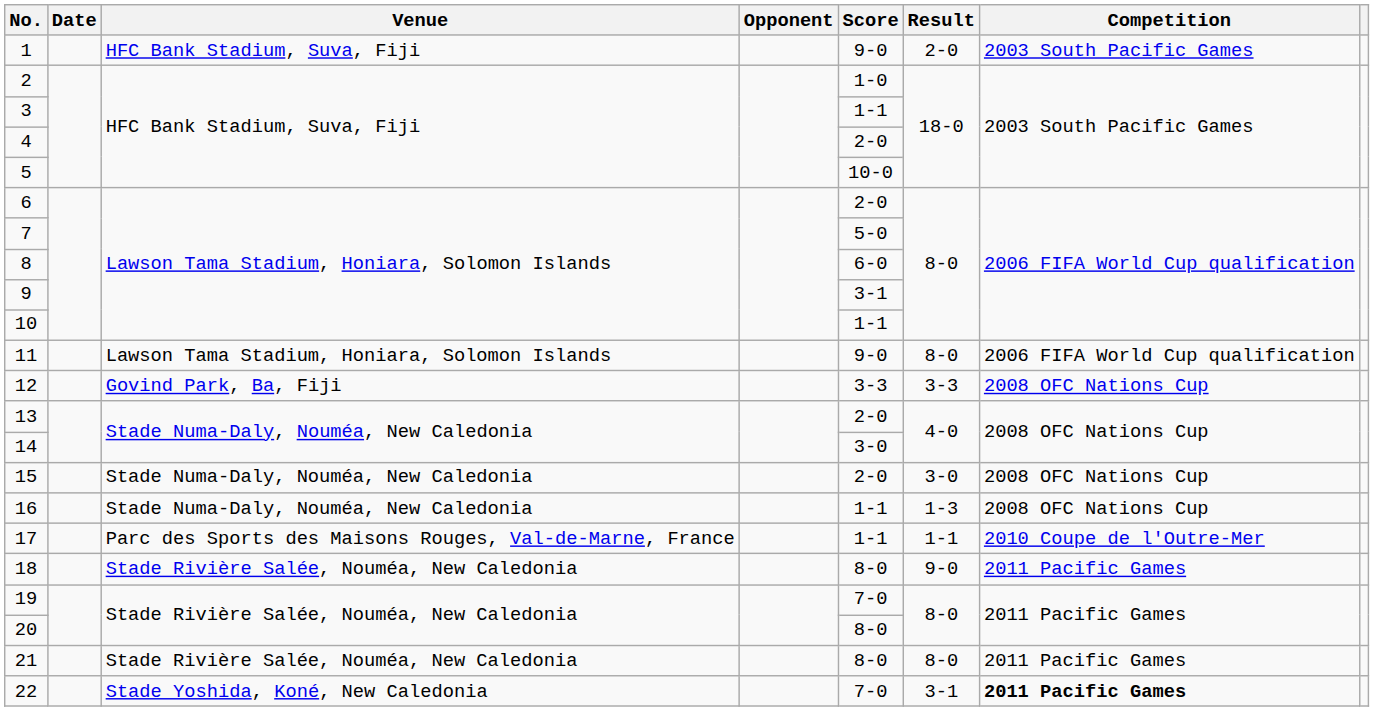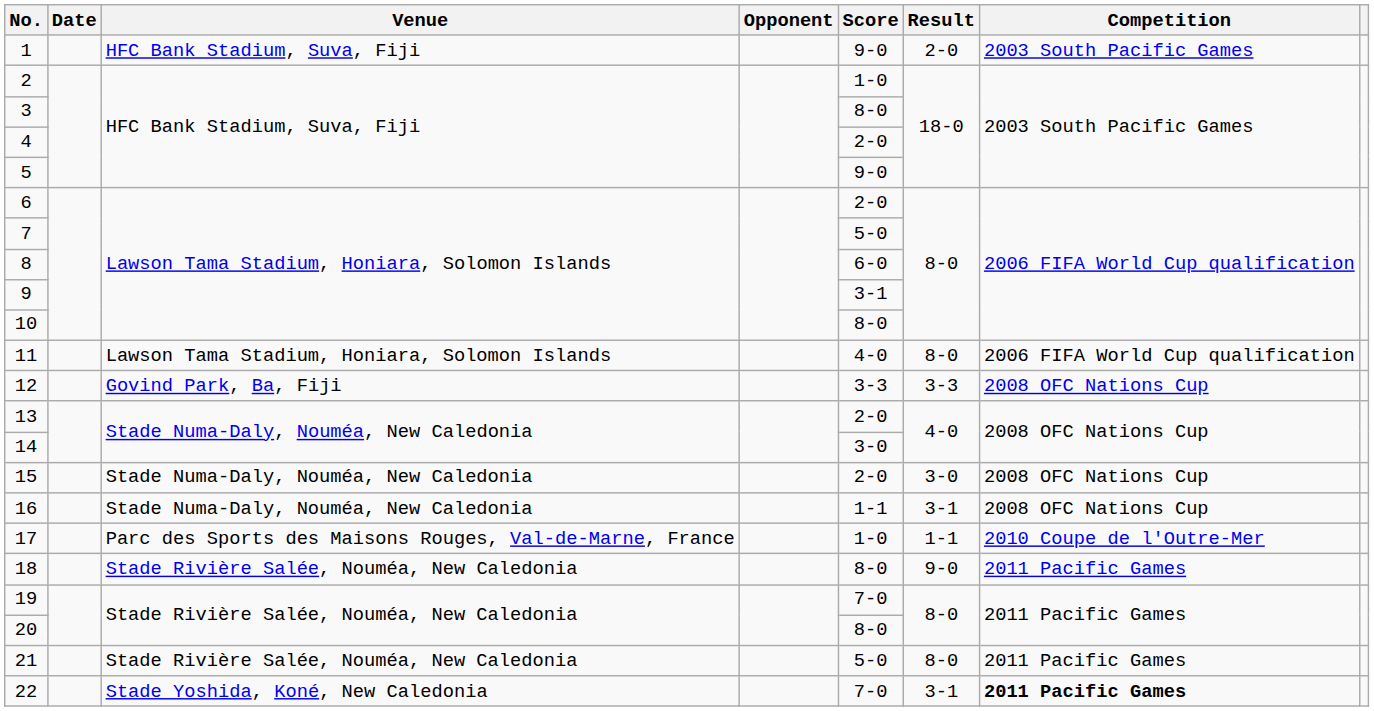(871, 112) 1-1 -> (871, 112) 8-0
(871, 173) 10-0 -> (871, 173) 9-0
(871, 325) 1-1 -> (871, 325) 8-0
(871, 356) 9-0 -> (871, 356) 4-0
(941, 508) 1-3 -> (941, 508) 3-1
(871, 539) 1-1 -> (871, 539) 1-0
(871, 661) 8-0 -> (871, 661) 5-0
